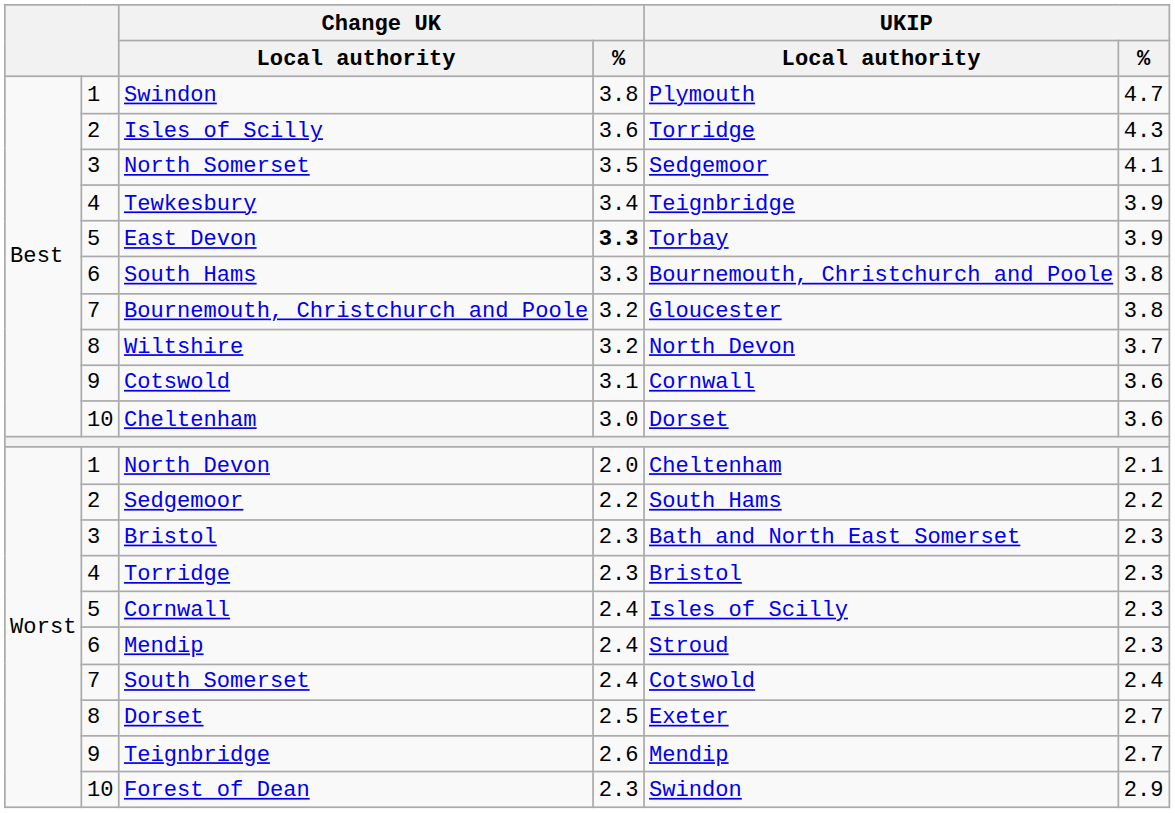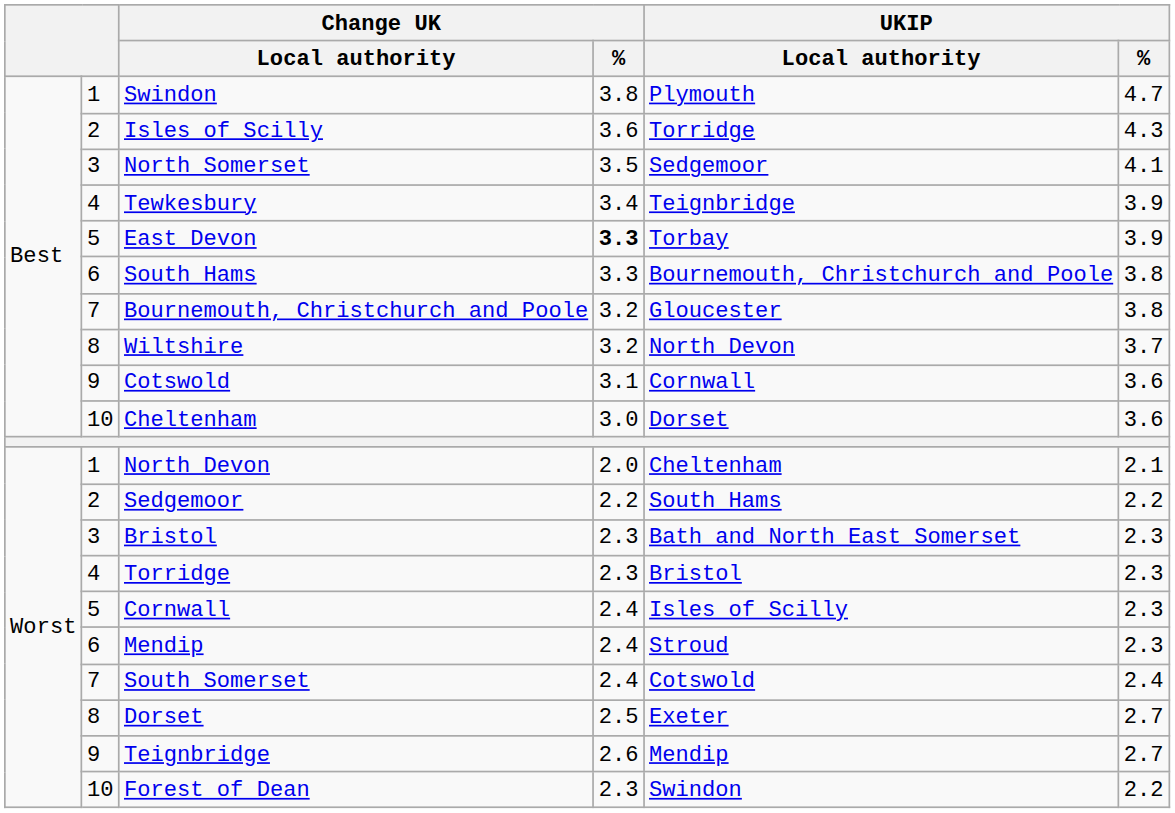(1144, 790) 2.9 -> (1144, 790) 2.2
